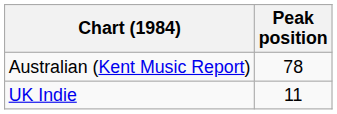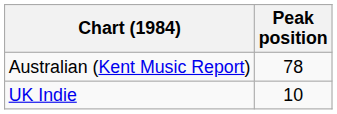(293, 94) 11 -> (293, 94) 10
